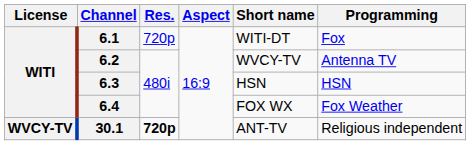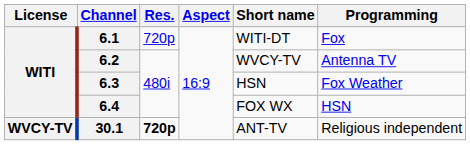(336, 83) HSN -> (362, 83) Fox Weather
(362, 106) Fox Weather -> (336, 106) HSN
